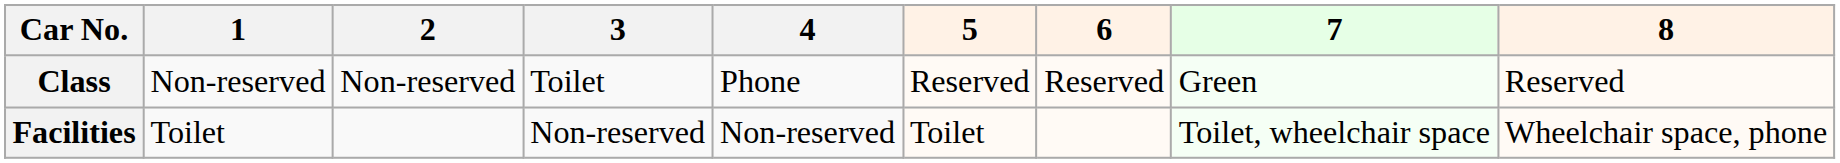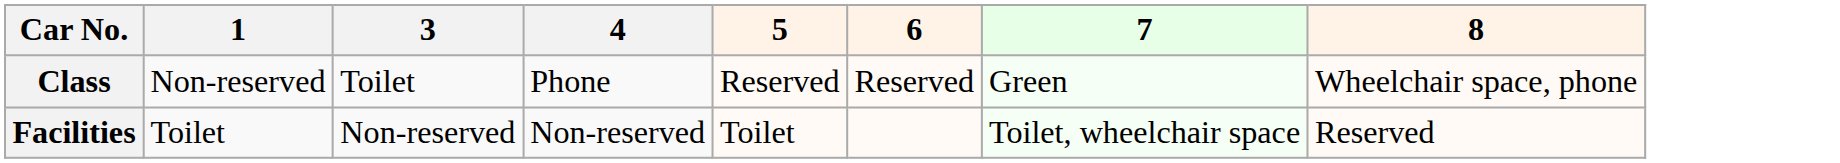- column: (428, 30)
(1565, 81) Reserved -> (1476, 81) Wheelchair space, phone
(1666, 132) Wheelchair space, phone -> (1375, 132) Reserved
